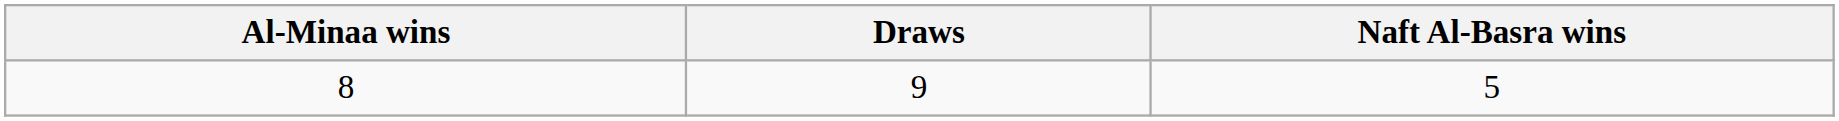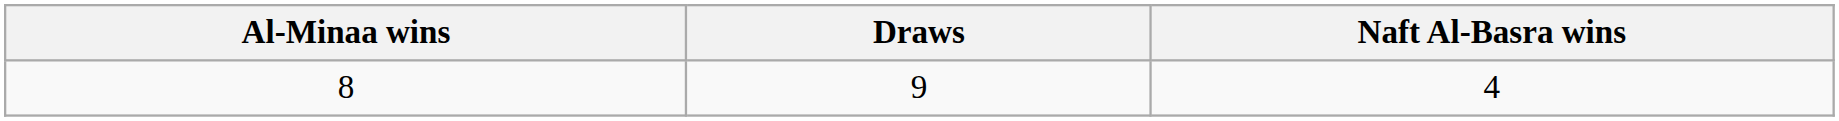(1492, 86) 5 -> (1492, 86) 4
